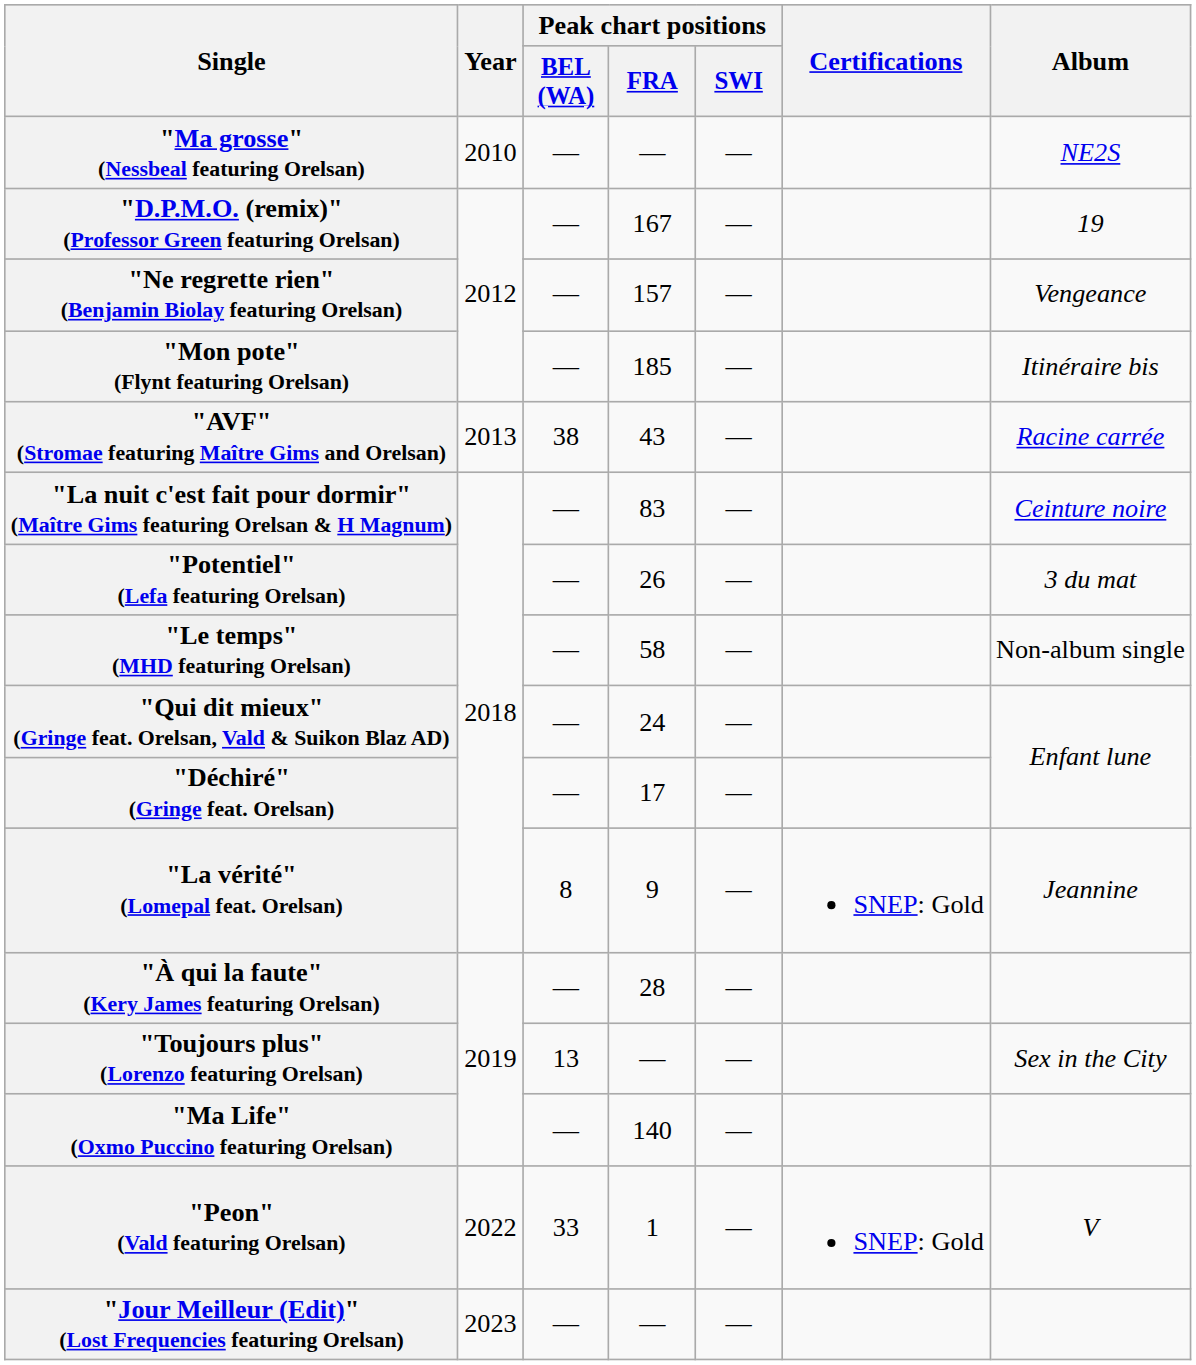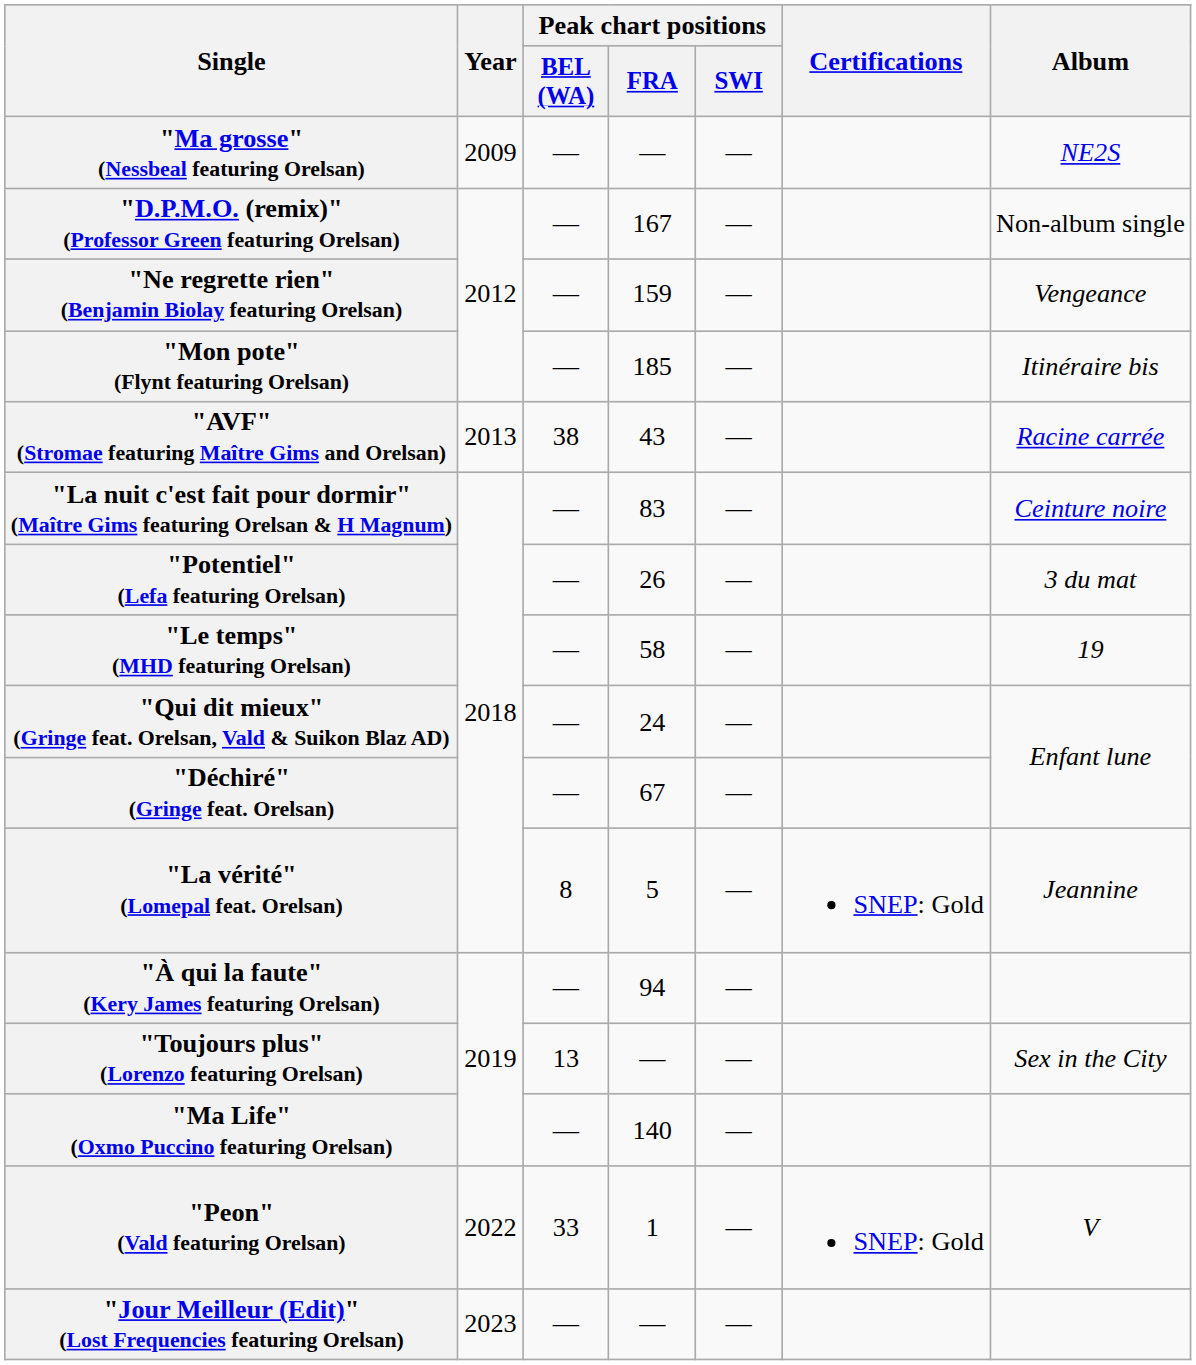(490, 152) 2010 -> (490, 152) 2009
(1090, 223) 19 -> (1090, 223) Non-album single
(652, 294) 157 -> (652, 294) 159
(1090, 650) Non-album single -> (1090, 650) 19
(652, 792) 17 -> (652, 792) 67
(652, 889) 9 -> (652, 889) 5
(652, 987) 28 -> (652, 987) 94
